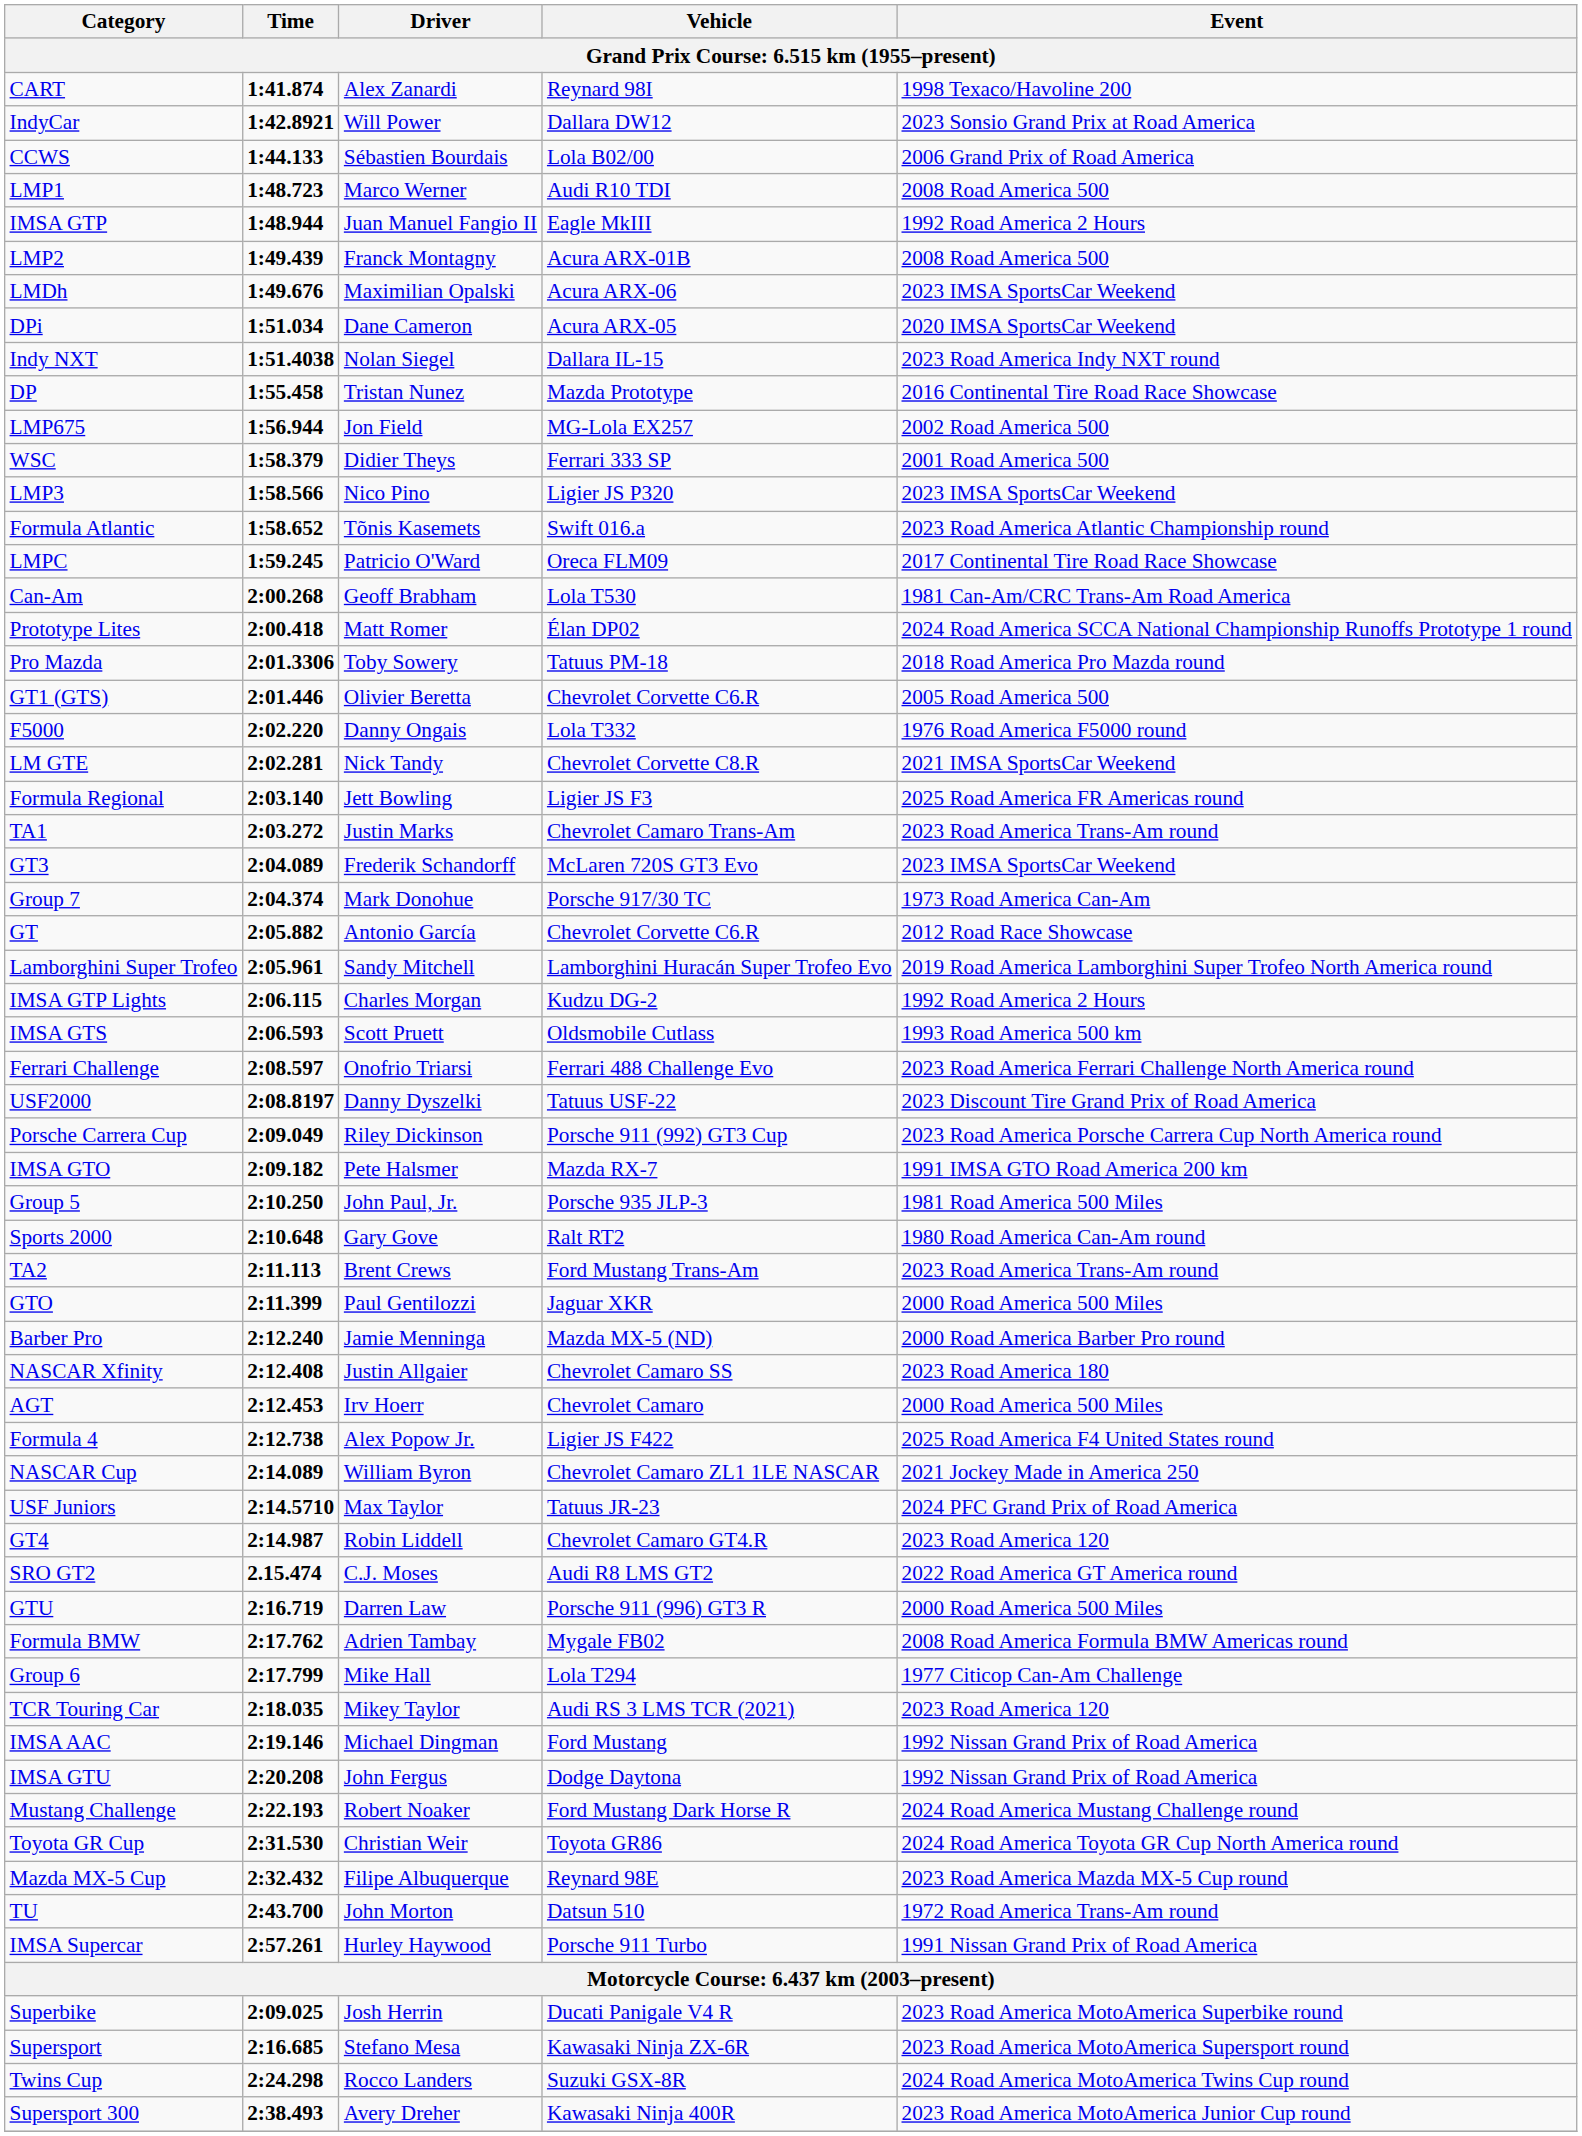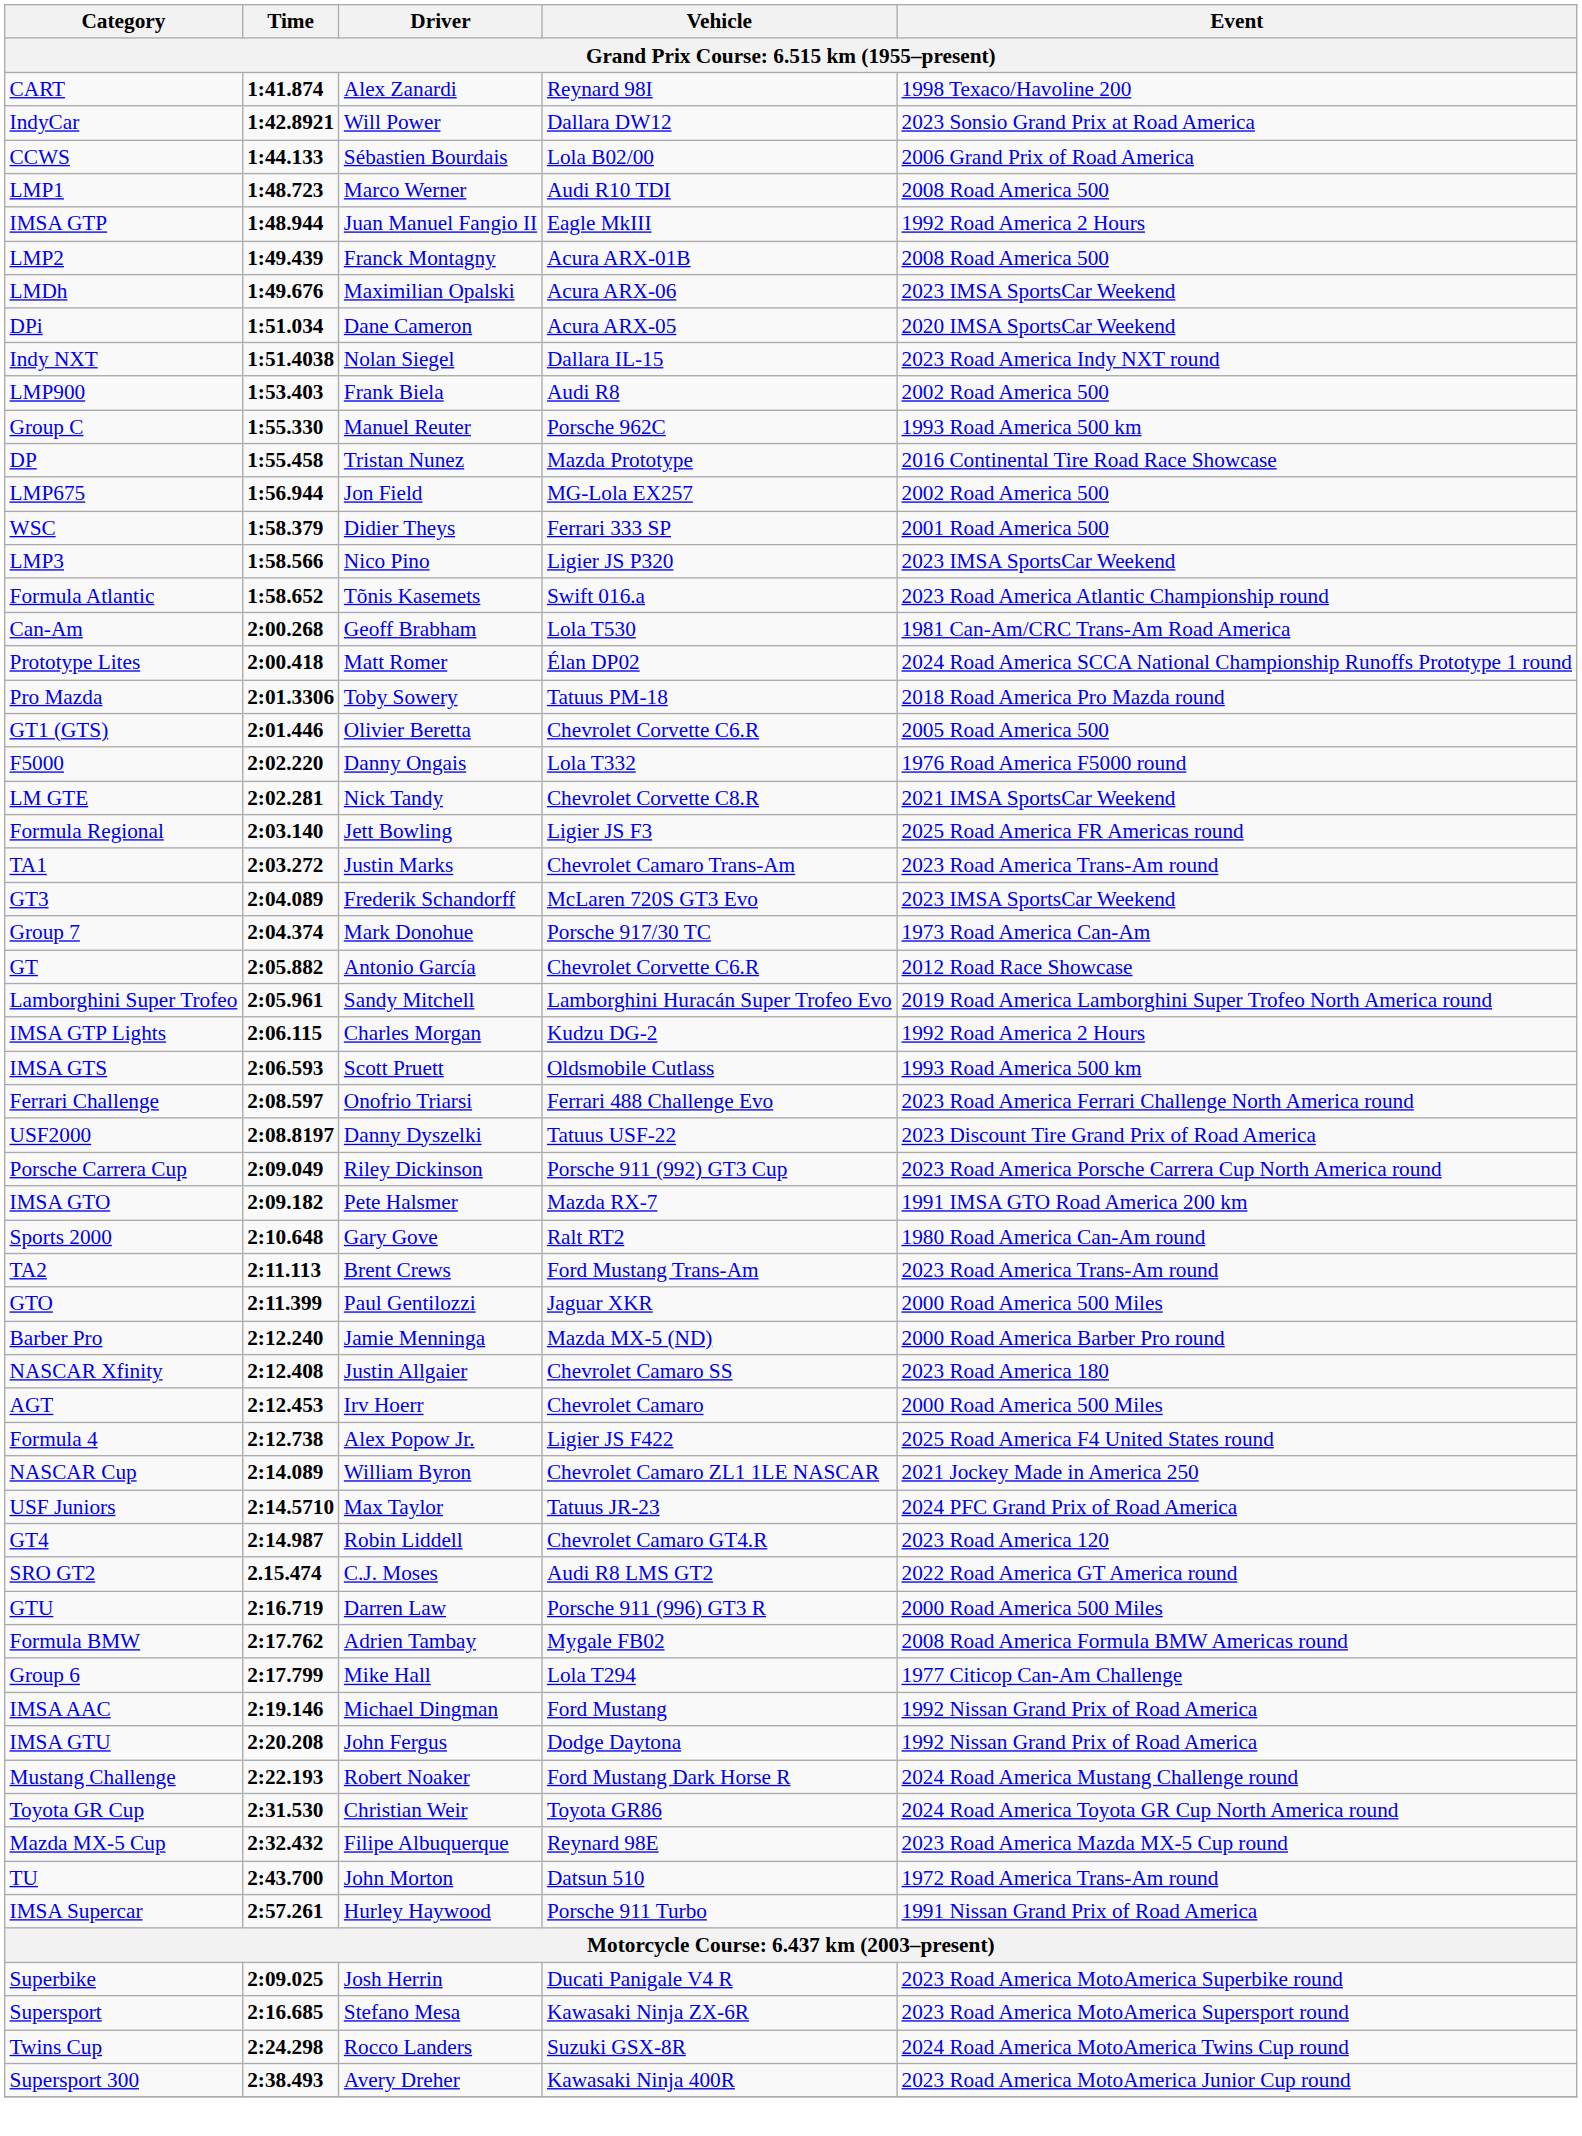+ row: (47, 392)
+ row: (47, 426)
- row: (39, 561)
- row: (45, 1202)
- row: (84, 1708)
